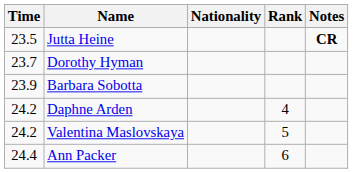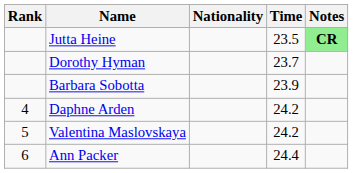columns swapped: (285, 16) <-> (24, 16)
(327, 39) no background -> (327, 39) lightgreen background
